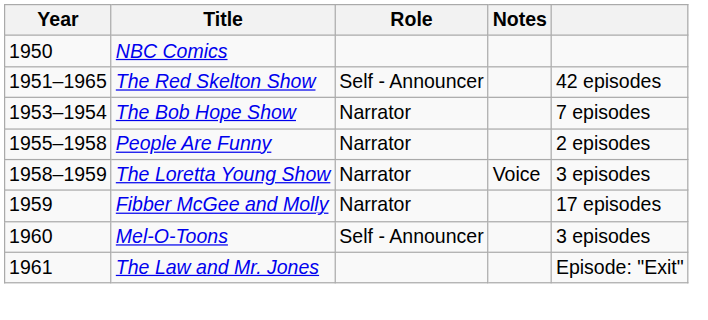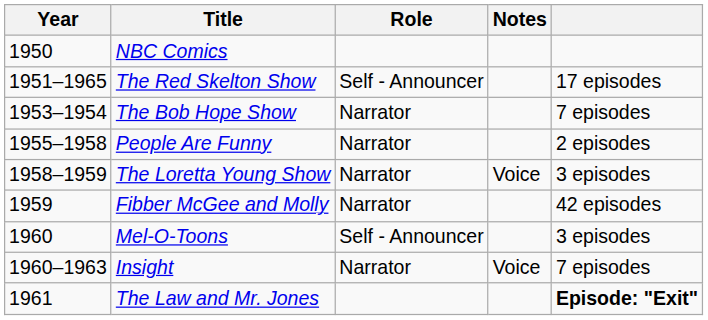(609, 81) 42 episodes -> (609, 81) 17 episodes
(609, 205) 17 episodes -> (609, 205) 42 episodes
+ row: (145, 267)
(620, 267) normal -> (627, 298) bold
